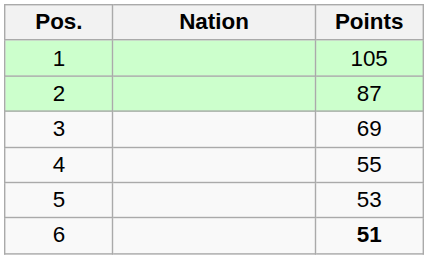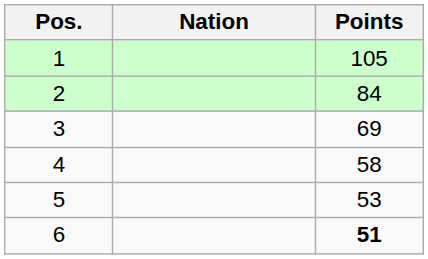(369, 93) 87 -> (369, 93) 84
(369, 164) 55 -> (369, 164) 58
